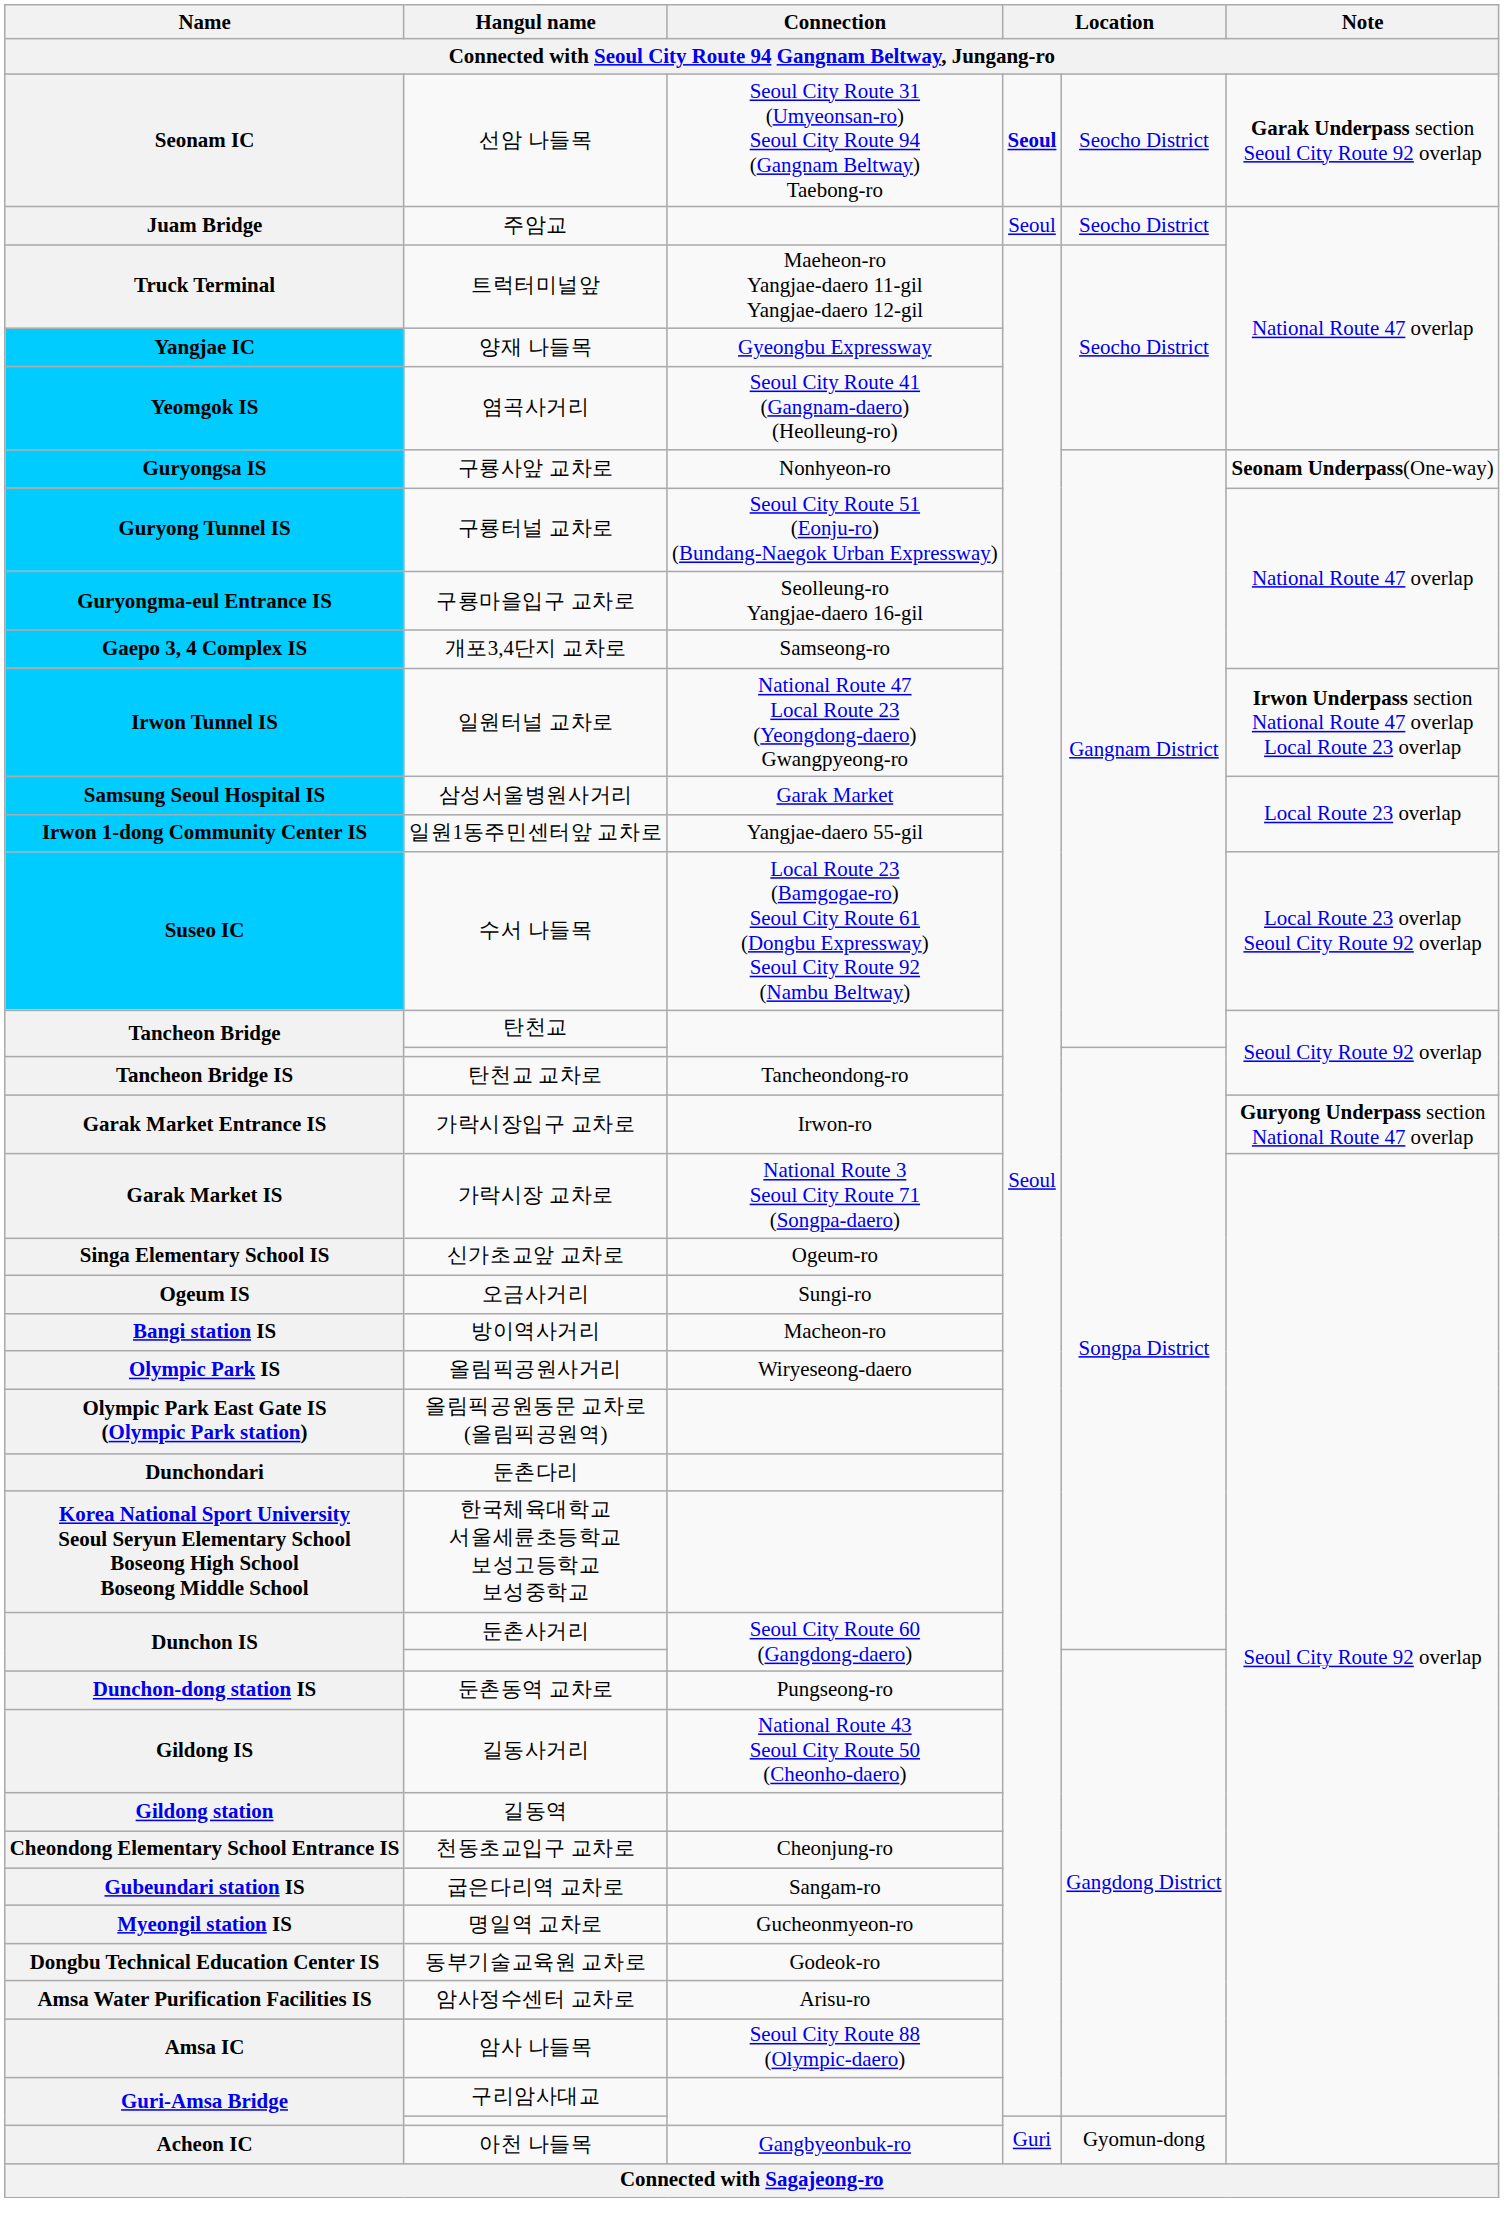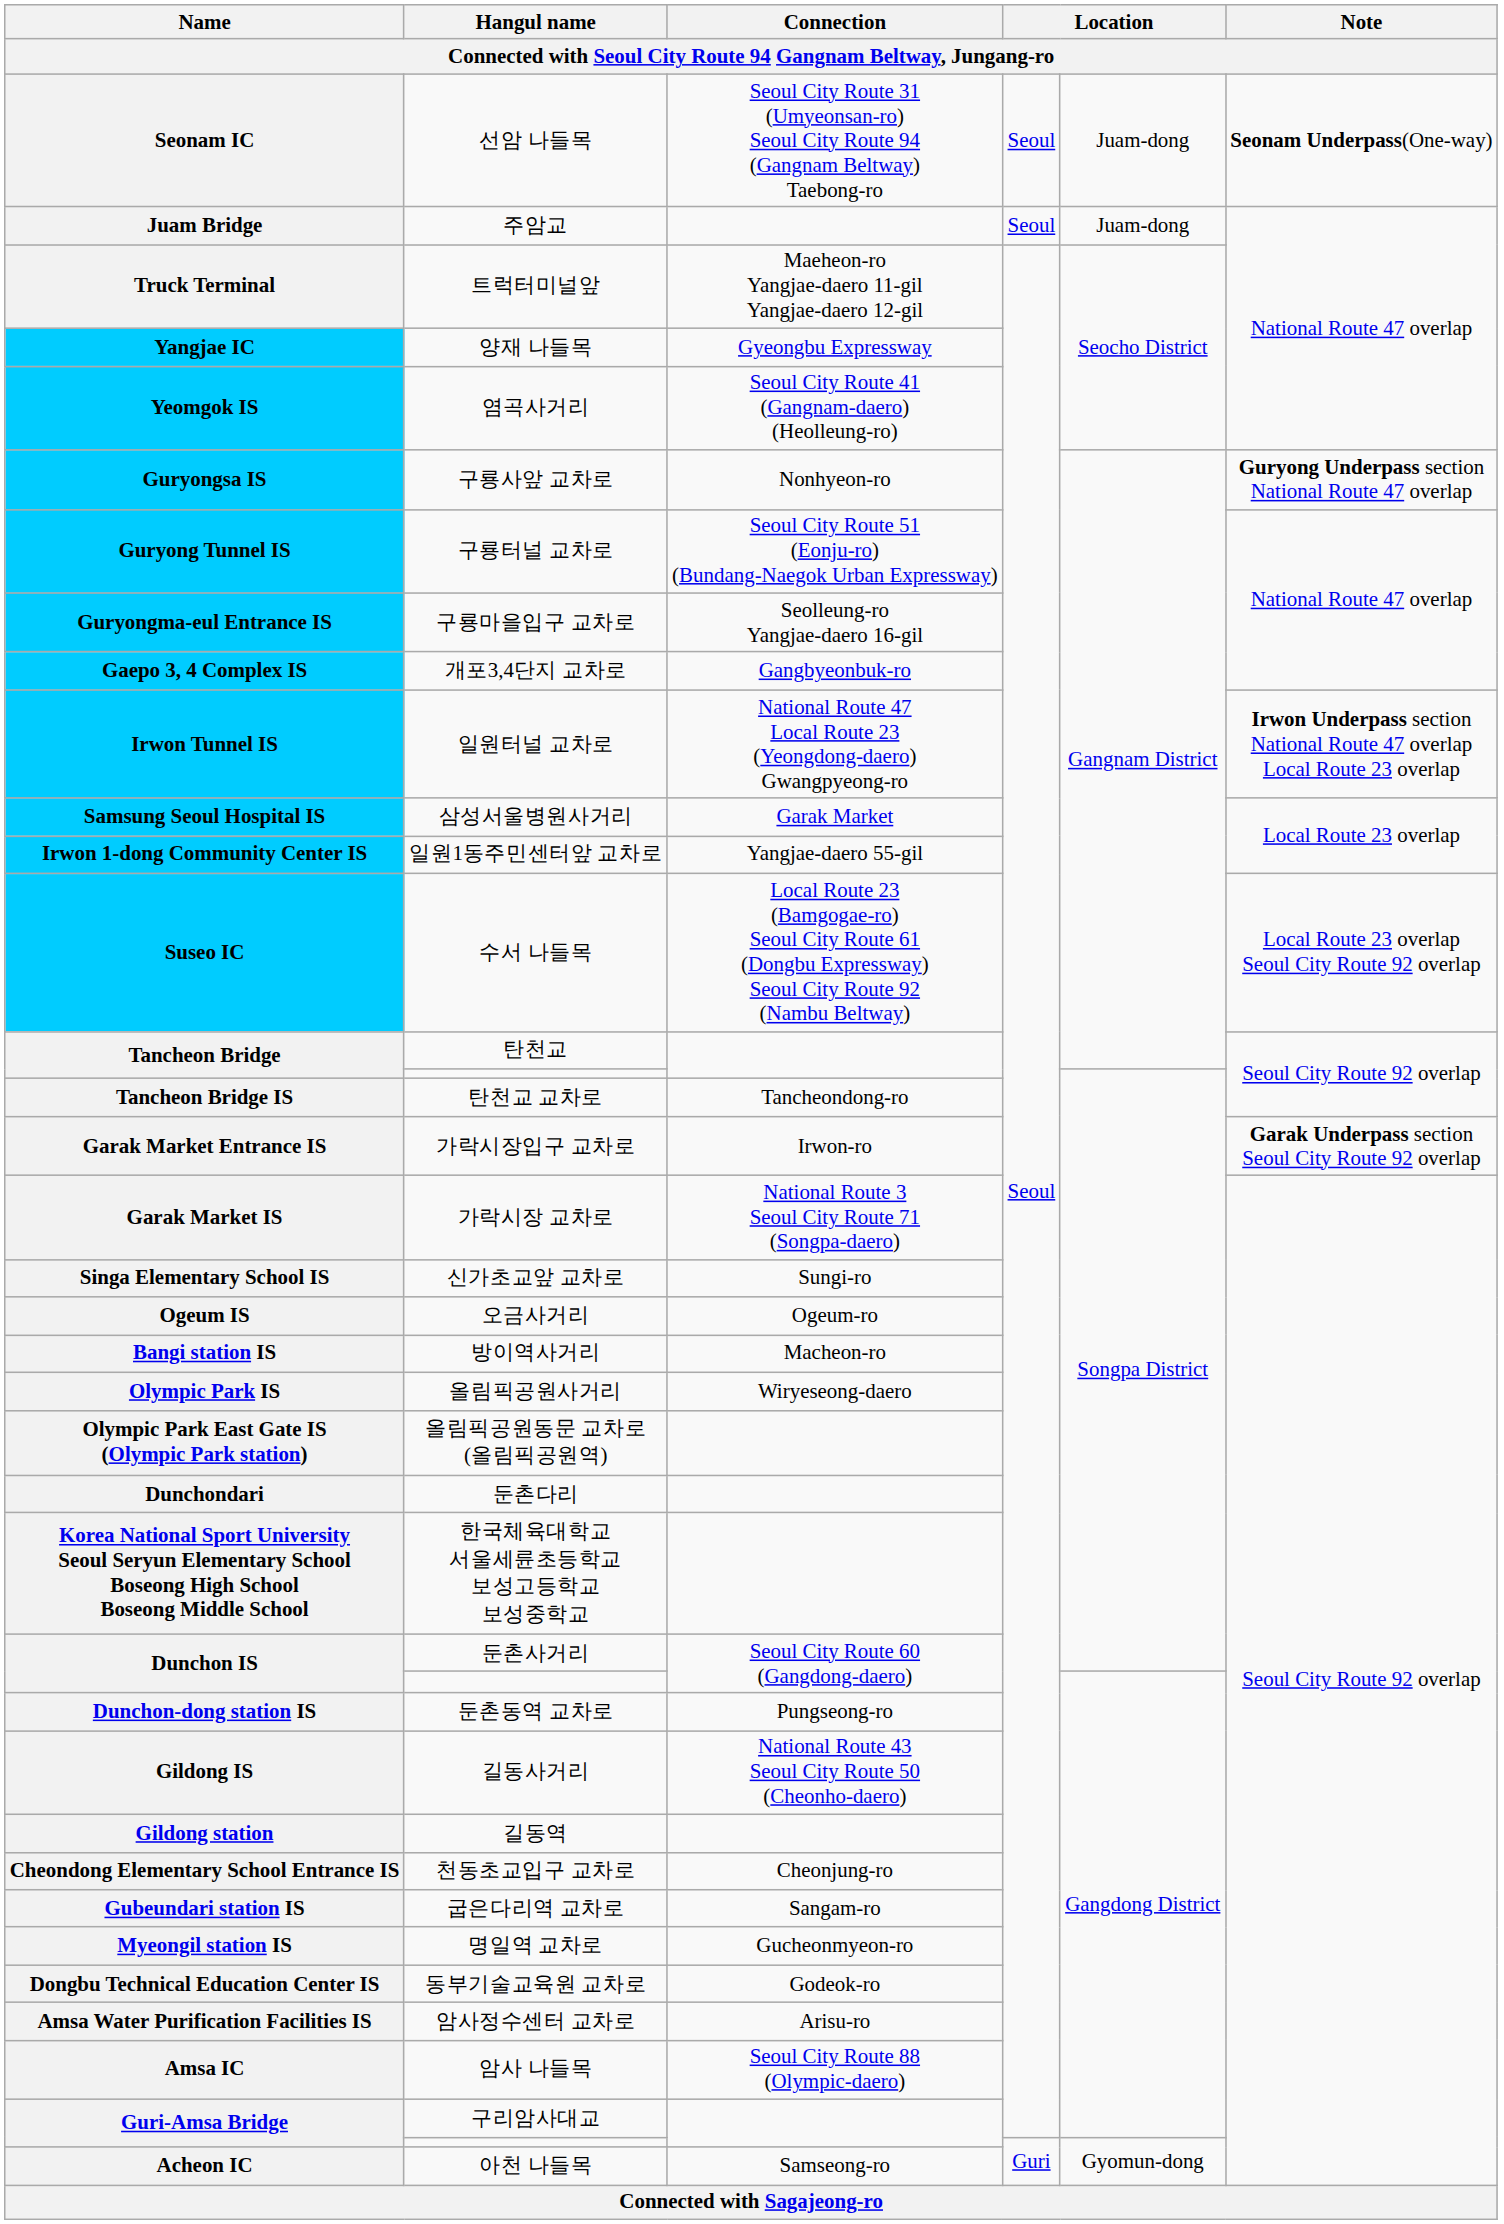(1032, 139) bold -> (1031, 139) normal
(1144, 139) Seocho District -> (1143, 139) Juam-dong
(1363, 139) Garak Underpass section Seoul City Route 92 overlap -> (1361, 139) Seonam Underpass(One-way)
(1144, 225) Seocho District -> (1143, 225) Juam-dong
(1363, 468) Seonam Underpass(One-way) -> (1361, 478) Guryong Underpass section National Route 47 overlap
(835, 648) Samseong-ro -> (835, 670) Gangbyeonbuk-ro
(1363, 1123) Guryong Underpass section National Route 47 overlap -> (1361, 1145) Garak Underpass section Seoul City Route 92 overlap
(835, 1256) Ogeum-ro -> (835, 1277) Sungi-ro
(835, 1293) Sungi-ro -> (835, 1315) Ogeum-ro
(835, 2143) Gangbyeonbuk-ro -> (835, 2165) Samseong-ro
